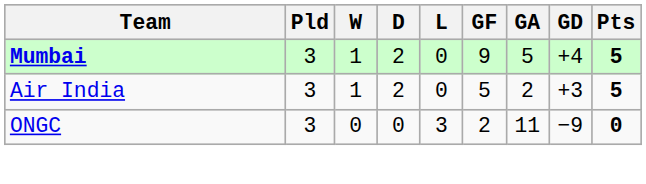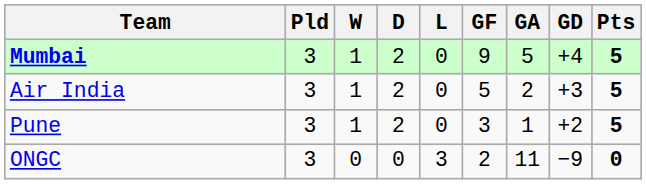+ row: (35, 126)
